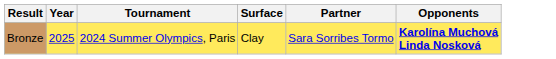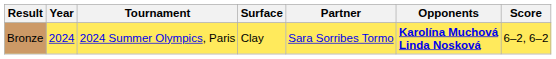+ column: (526, 13)
(62, 38) 2025 -> (62, 38) 2024
